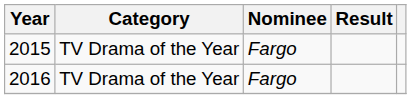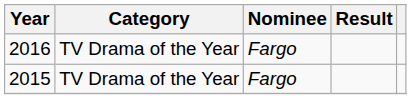rows swapped: (30, 49) <-> (30, 78)
